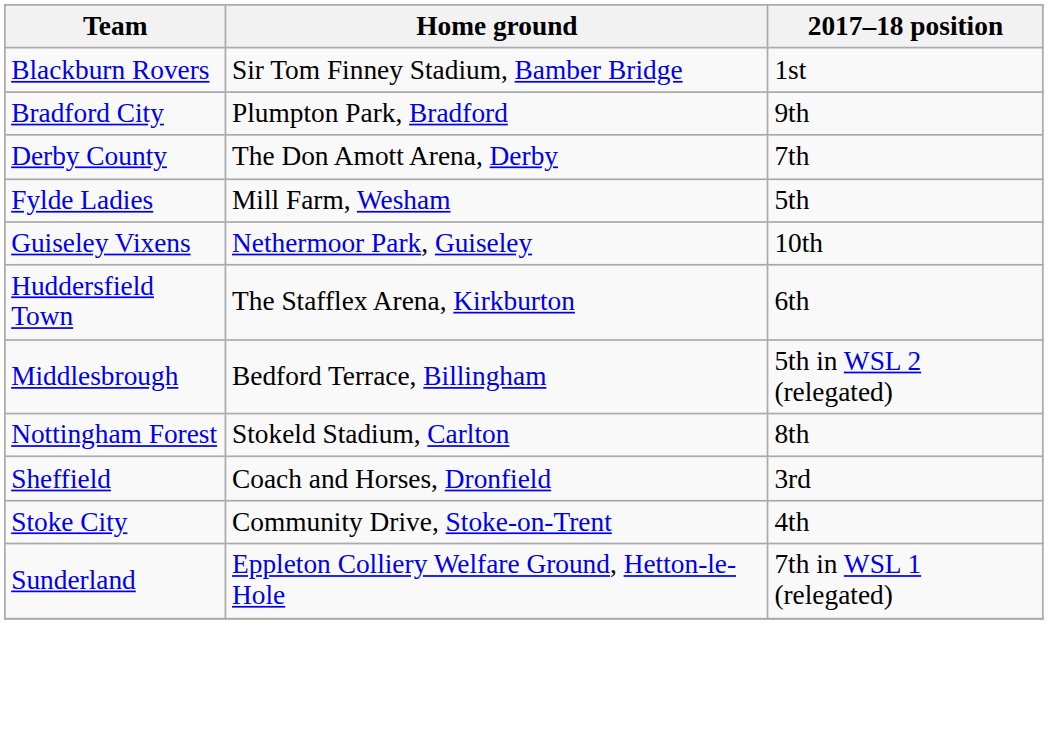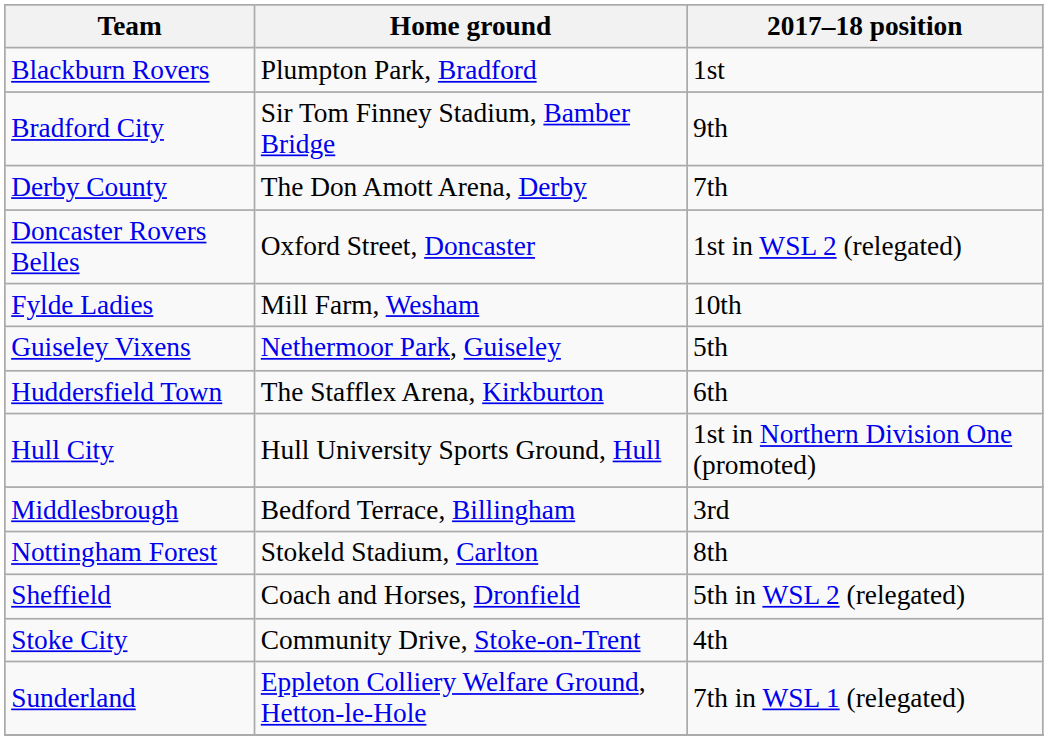(457, 69) Sir Tom Finney Stadium, Bamber Bridge -> (399, 69) Plumpton Park, Bradford
(370, 112) Plumpton Park, Bradford -> (445, 128) Sir Tom Finney Stadium, Bamber Bridge
+ row: (109, 245)
(792, 199) 5th -> (717, 304) 10th
(799, 243) 10th -> (710, 348) 5th
+ row: (62, 450)
(848, 376) 5th in WSL 2 (relegated) -> (711, 509) 3rd
(793, 478) 3rd -> (829, 595) 5th in WSL 2 (relegated)
